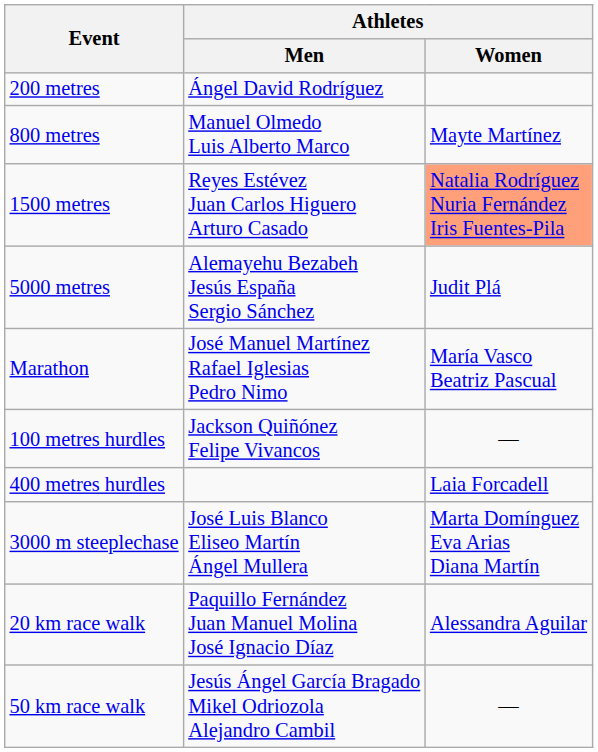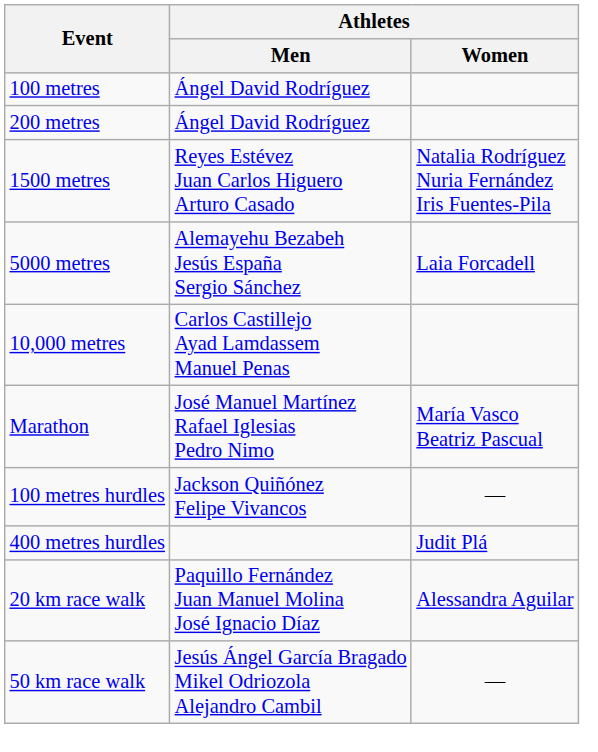+ row: (55, 89)
- row: (55, 134)
(505, 204) lightsalmon background -> (491, 180) no background
(465, 286) Judit Plá -> (476, 262) Laia Forcadell
+ row: (67, 344)
(489, 484) Laia Forcadell -> (452, 542) Judit Plá
- row: (94, 542)
